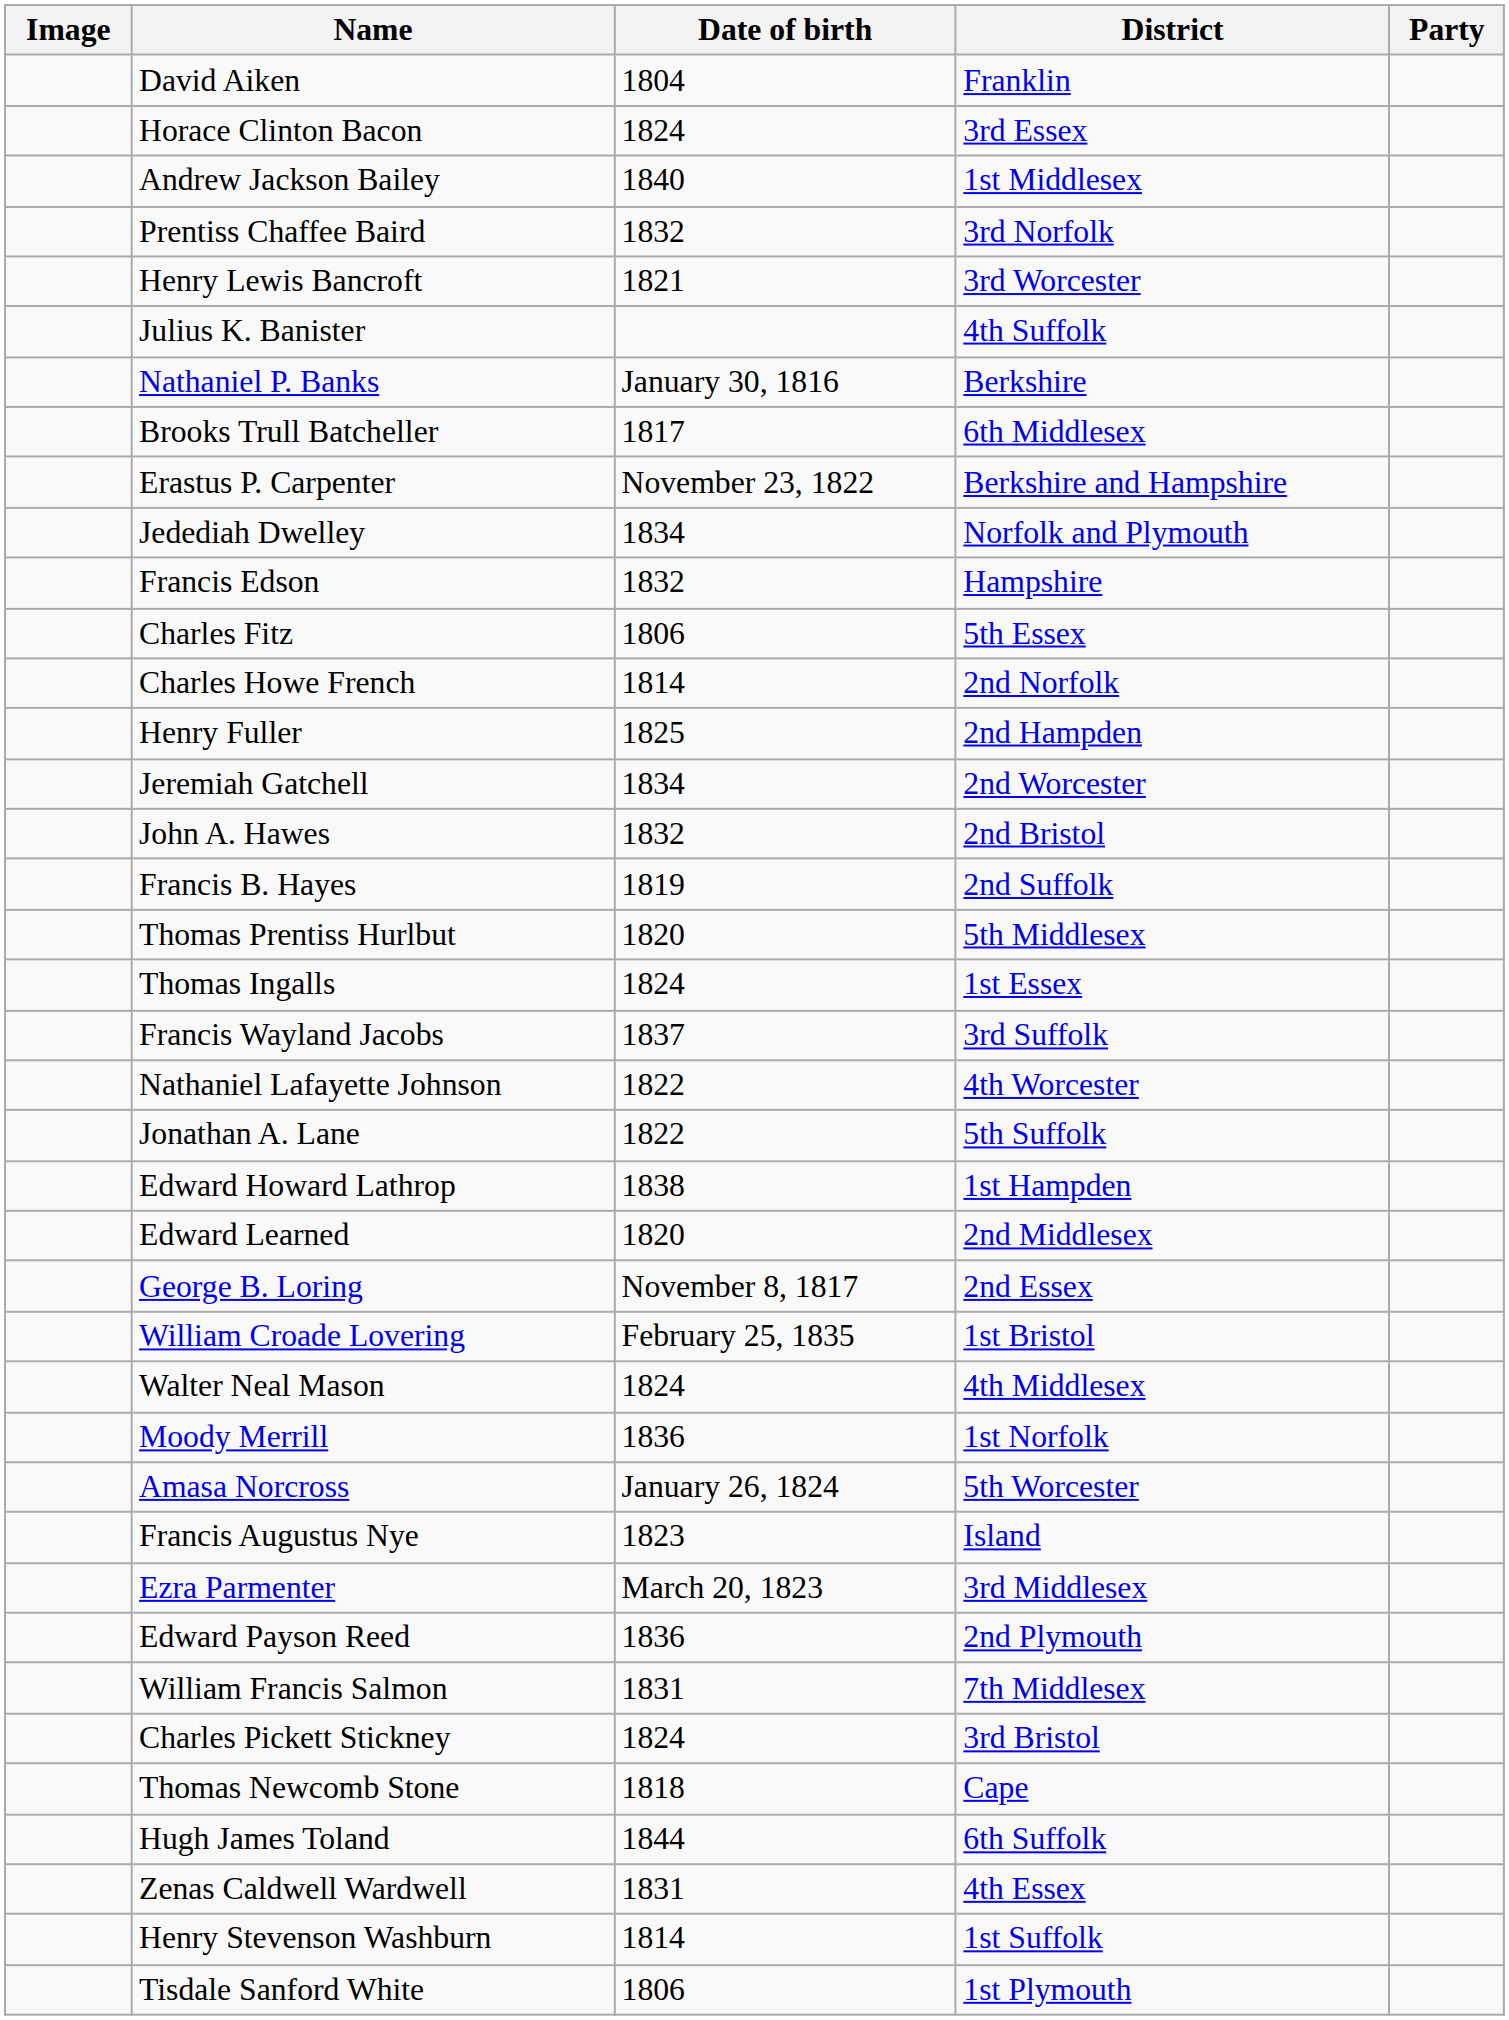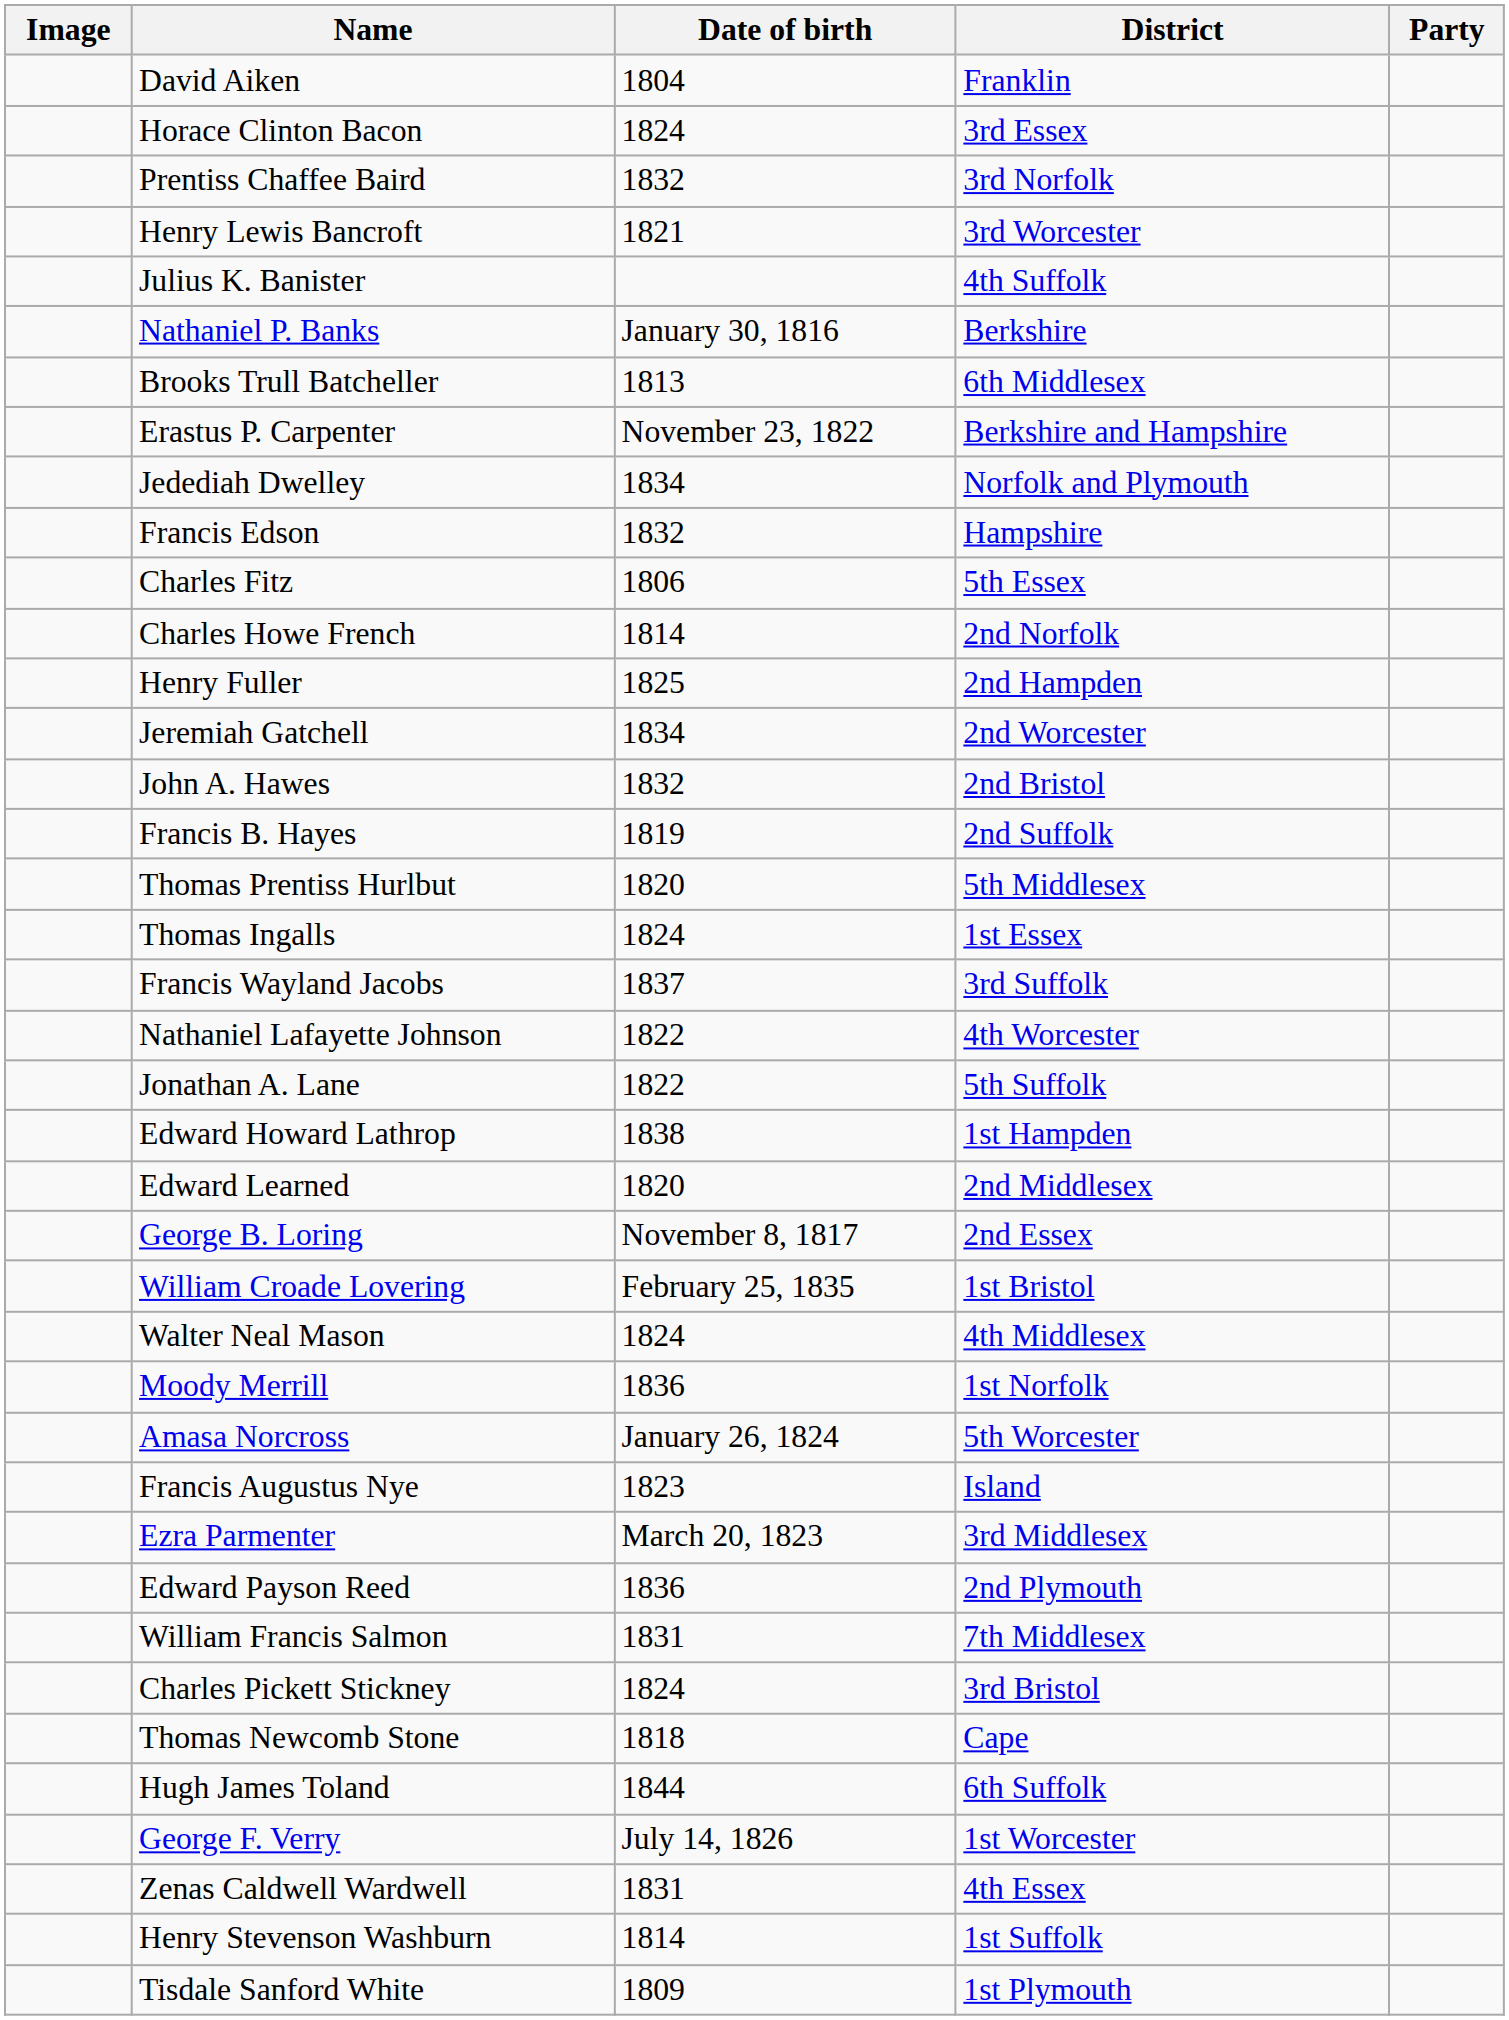- row: (289, 180)
(653, 431) 1817 -> (653, 381) 1813
+ row: (240, 1838)
(653, 1989) 1806 -> (653, 1989) 1809
